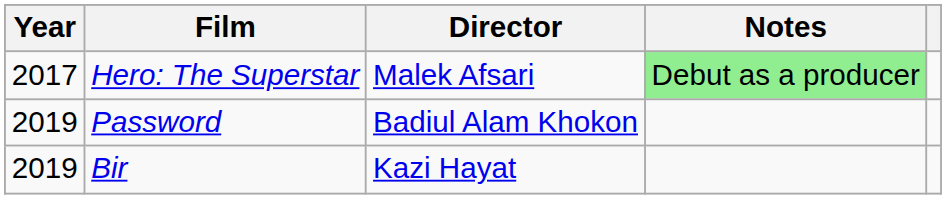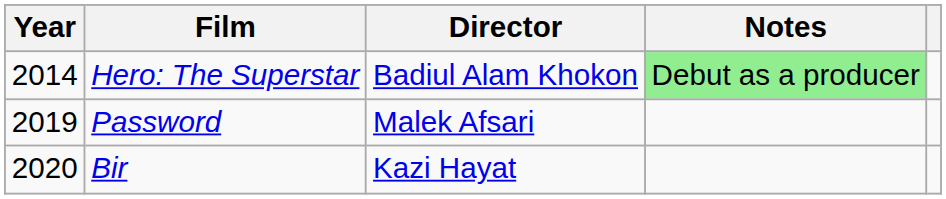(45, 74) 2017 -> (45, 74) 2014
(454, 74) Malek Afsari -> (506, 74) Badiul Alam Khokon
(506, 121) Badiul Alam Khokon -> (454, 121) Malek Afsari
(45, 168) 2019 -> (45, 168) 2020
